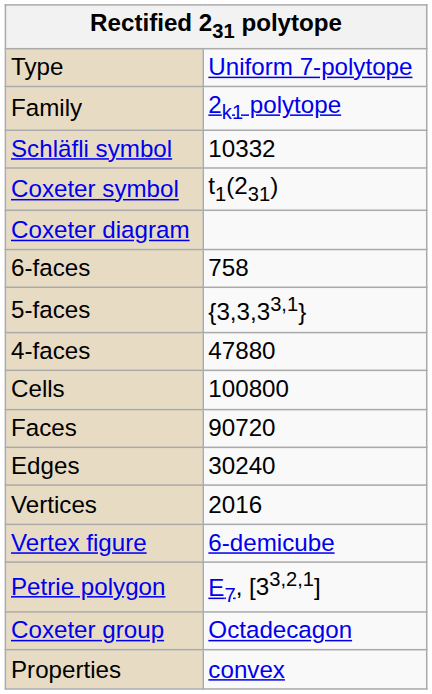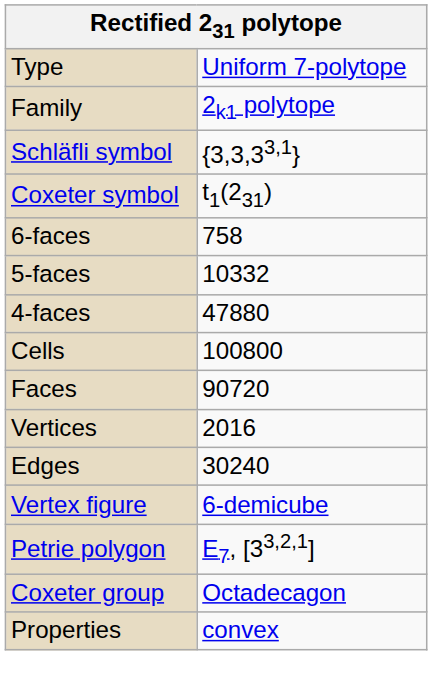(242, 148) 10332 -> (251, 151) {3,3,33,1}
- row: (100, 229)
(257, 309) {3,3,33,1} -> (236, 274) 10332
rows swapped: (45, 466) <-> (54, 504)
